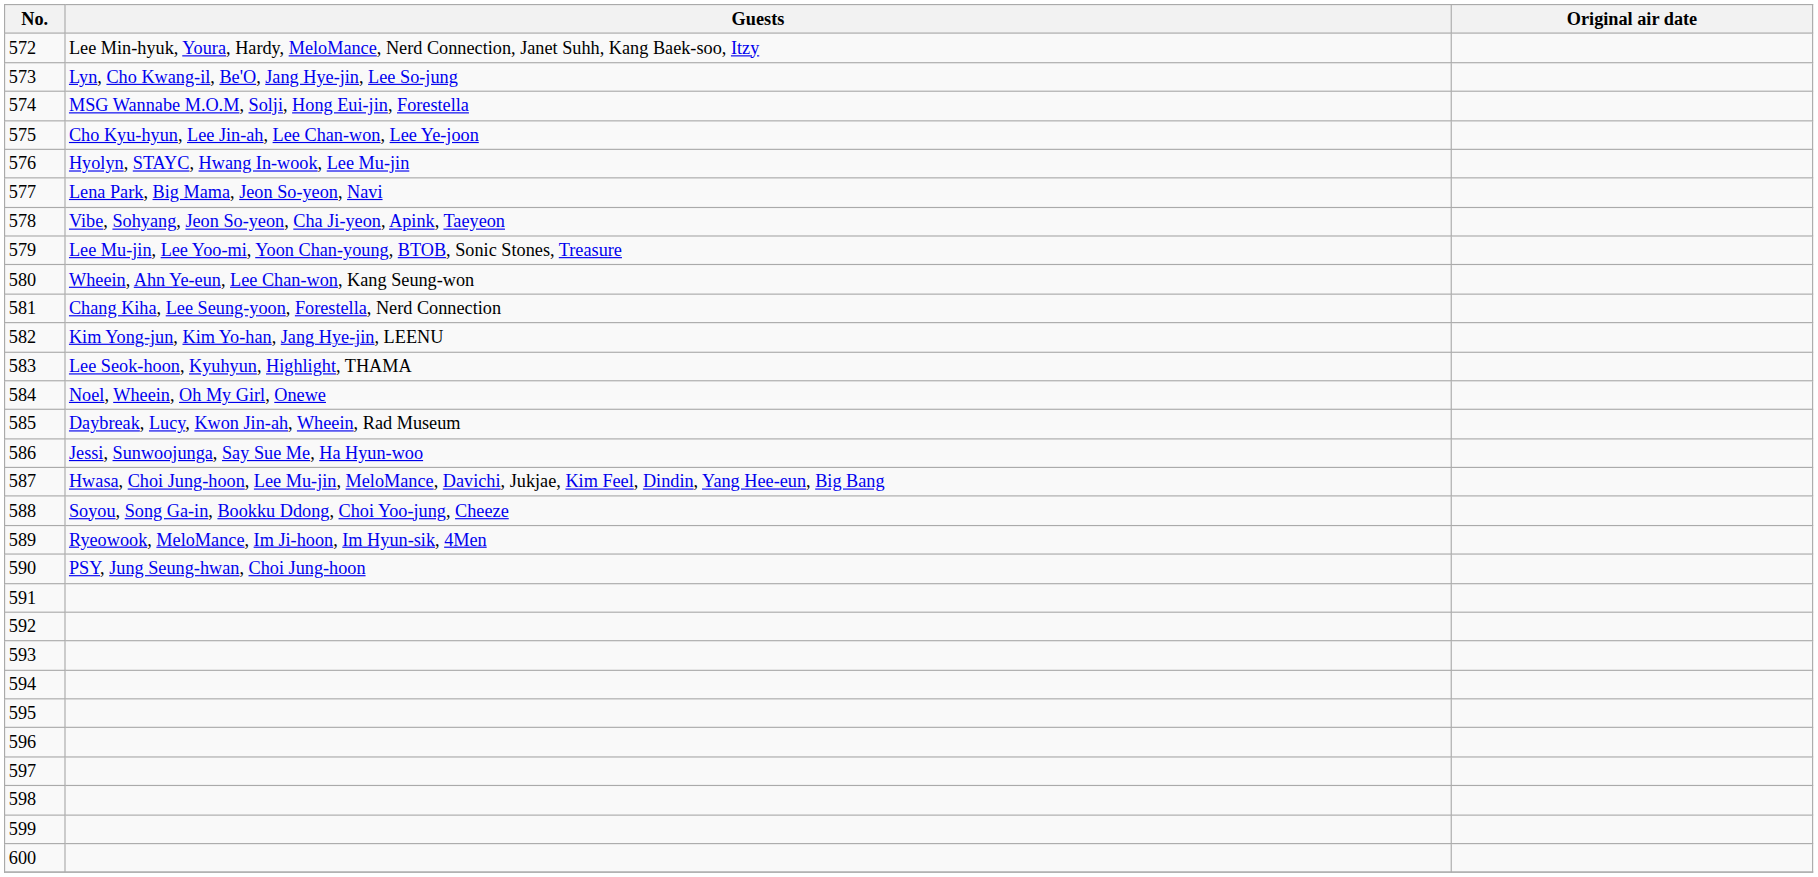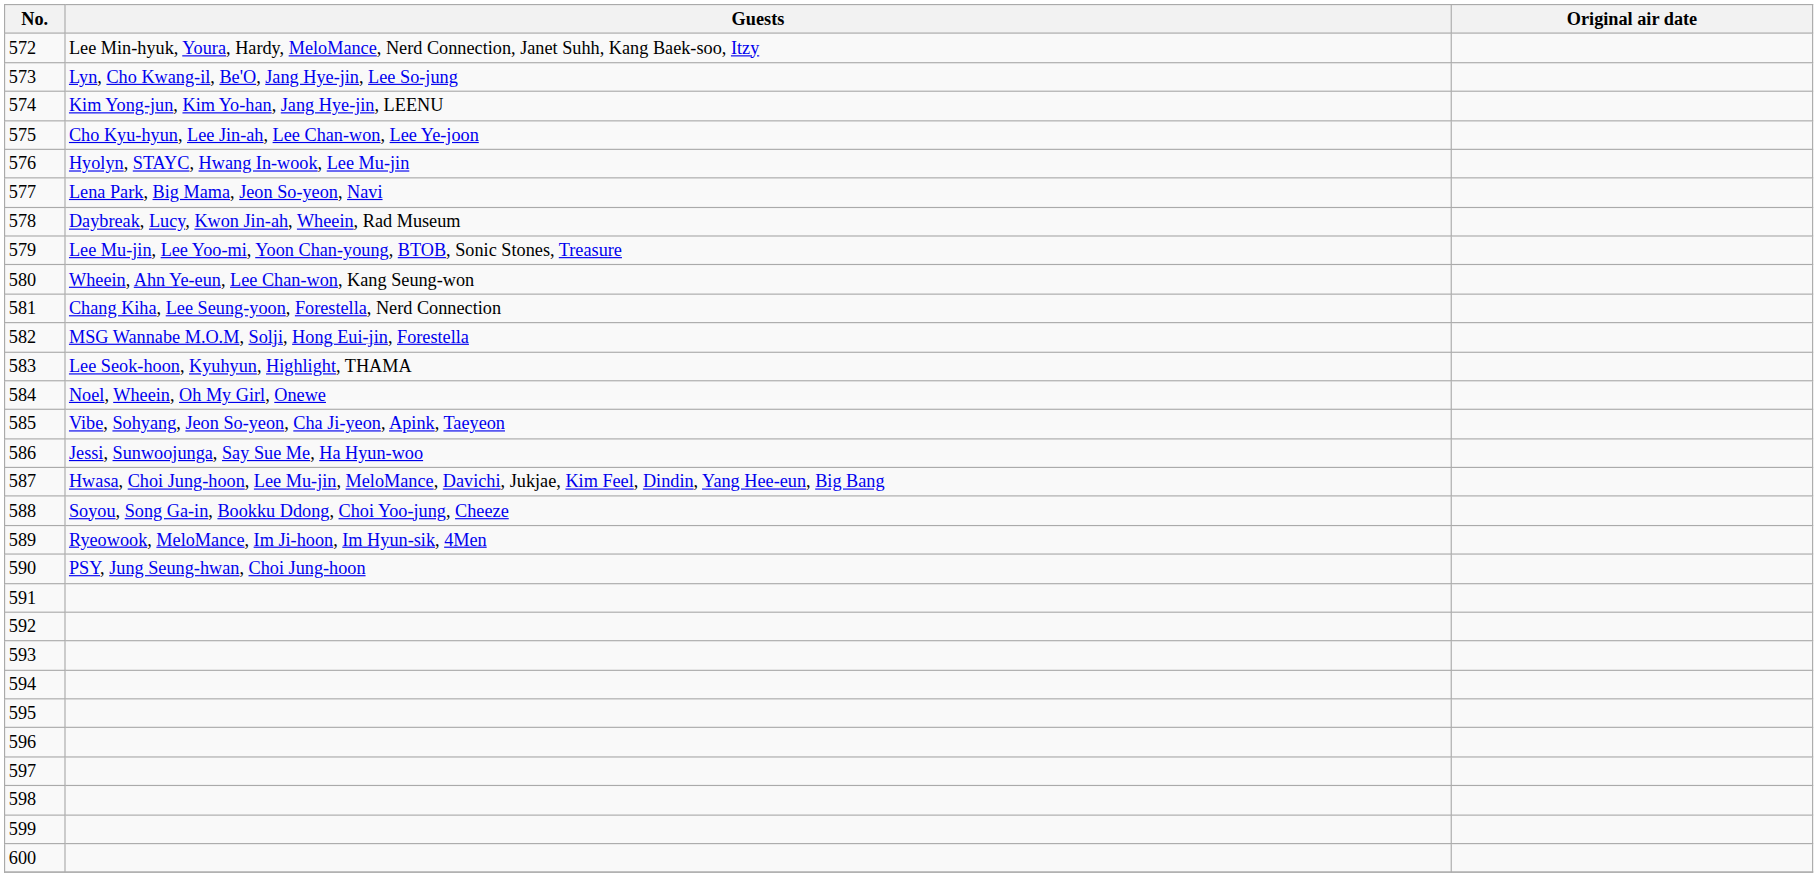(269, 105) MSG Wannabe M.O.M, Solji, Hong Eui-jin, Forestella -> (256, 105) Kim Yong-jun, Kim Yo-han, Jang Hye-jin, LEENU
(287, 221) Vibe, Sohyang, Jeon So-yeon, Cha Ji-yeon, Apink, Taeyeon -> (265, 221) Daybreak, Lucy, Kwon Jin-ah, Wheein, Rad Museum
(256, 337) Kim Yong-jun, Kim Yo-han, Jang Hye-jin, LEENU -> (269, 337) MSG Wannabe M.O.M, Solji, Hong Eui-jin, Forestella
(265, 423) Daybreak, Lucy, Kwon Jin-ah, Wheein, Rad Museum -> (287, 423) Vibe, Sohyang, Jeon So-yeon, Cha Ji-yeon, Apink, Taeyeon
